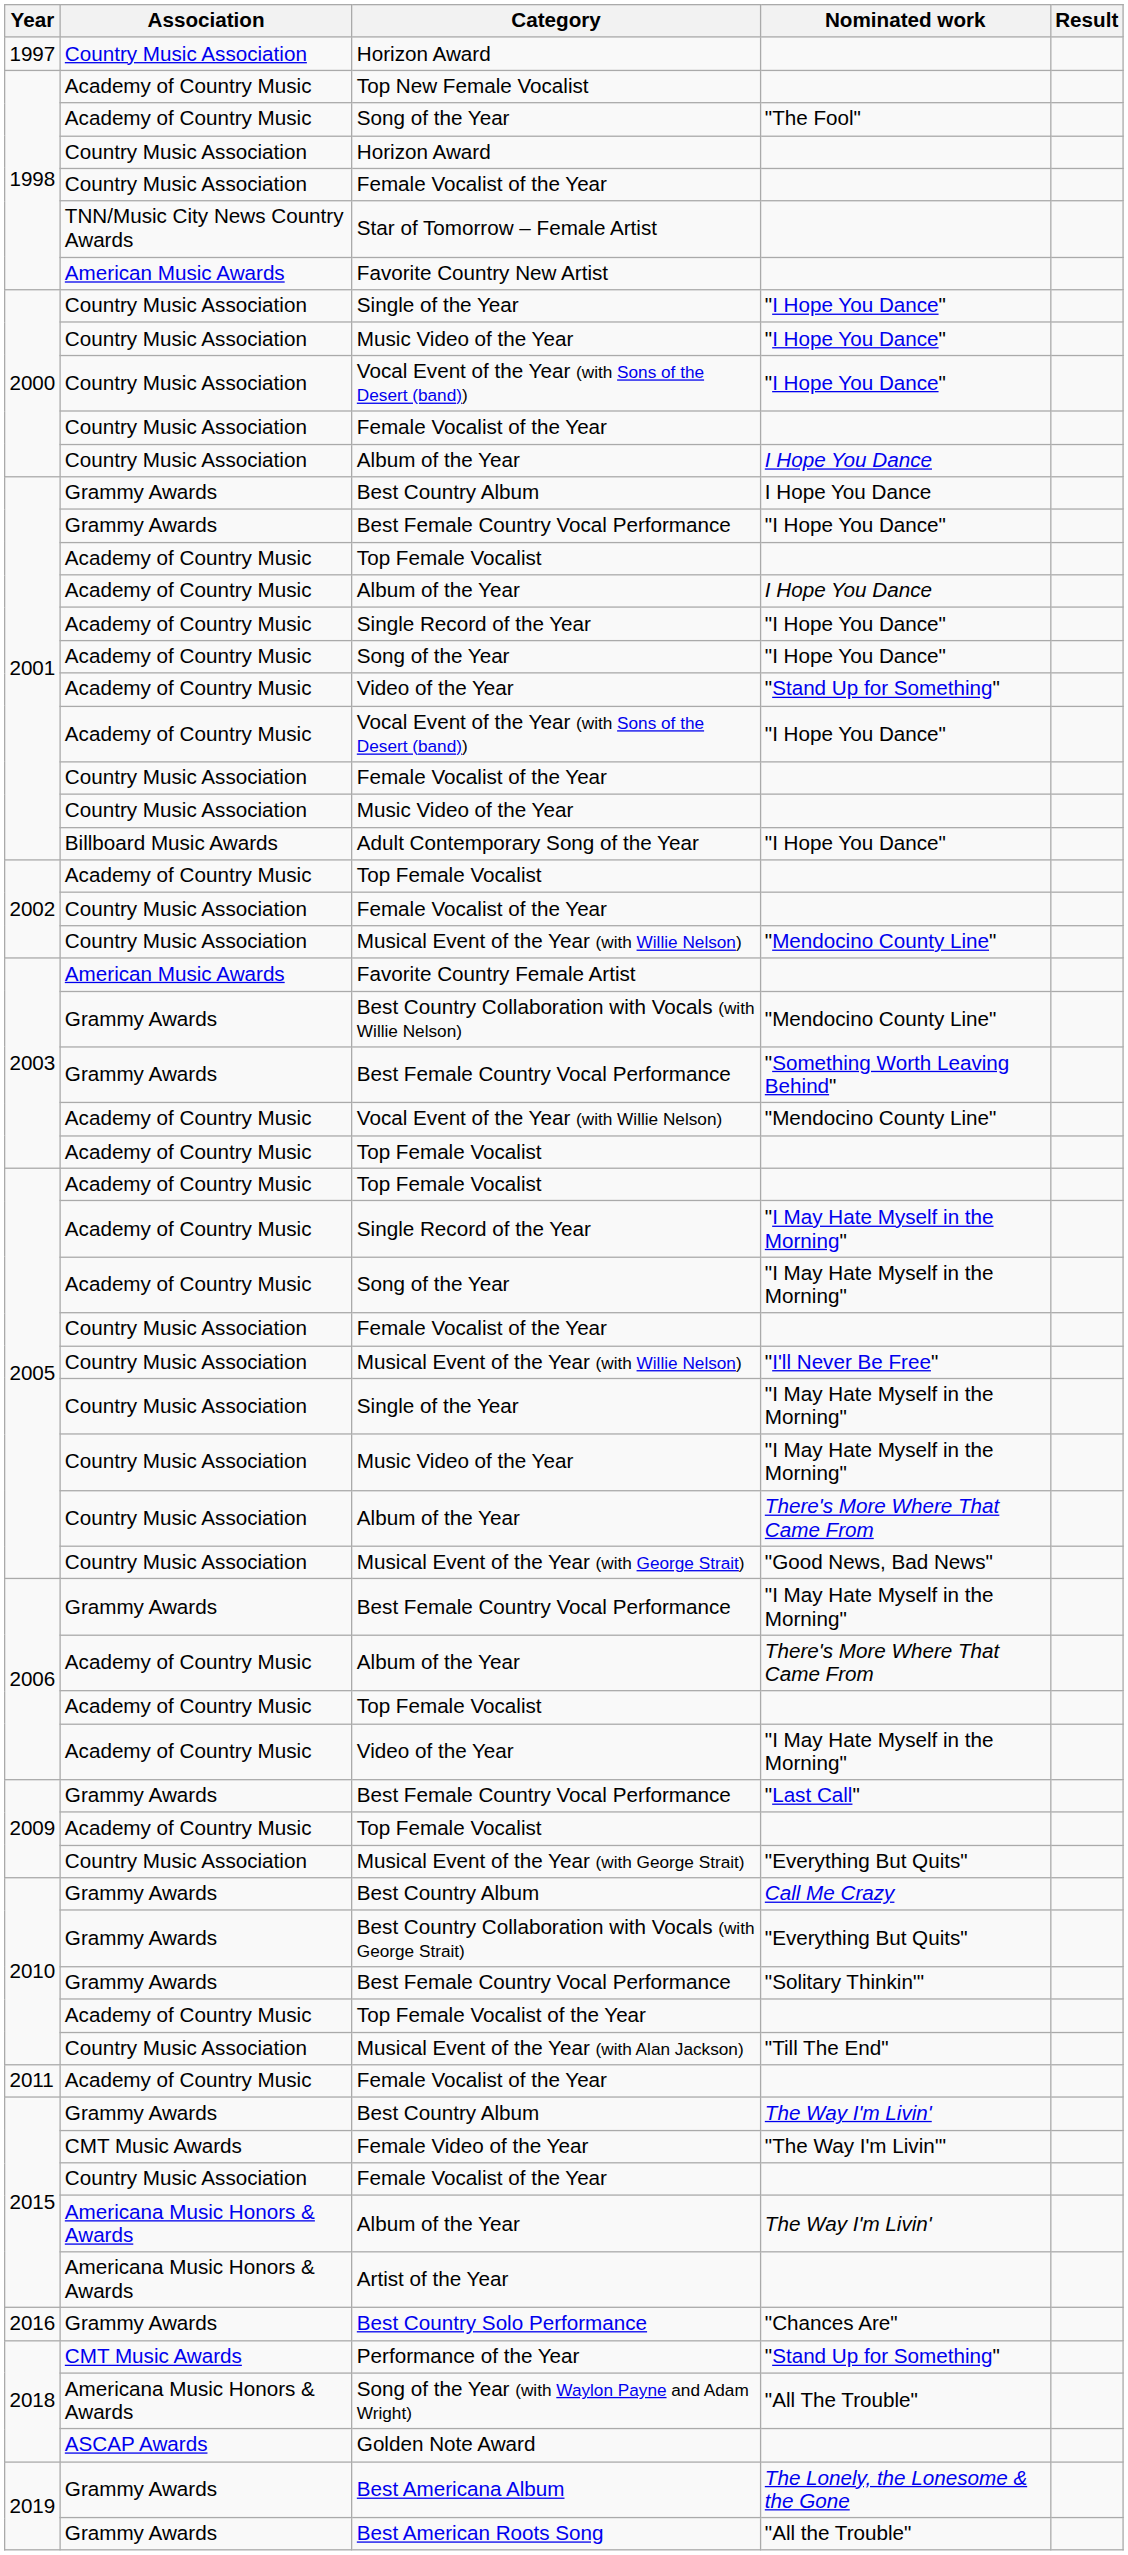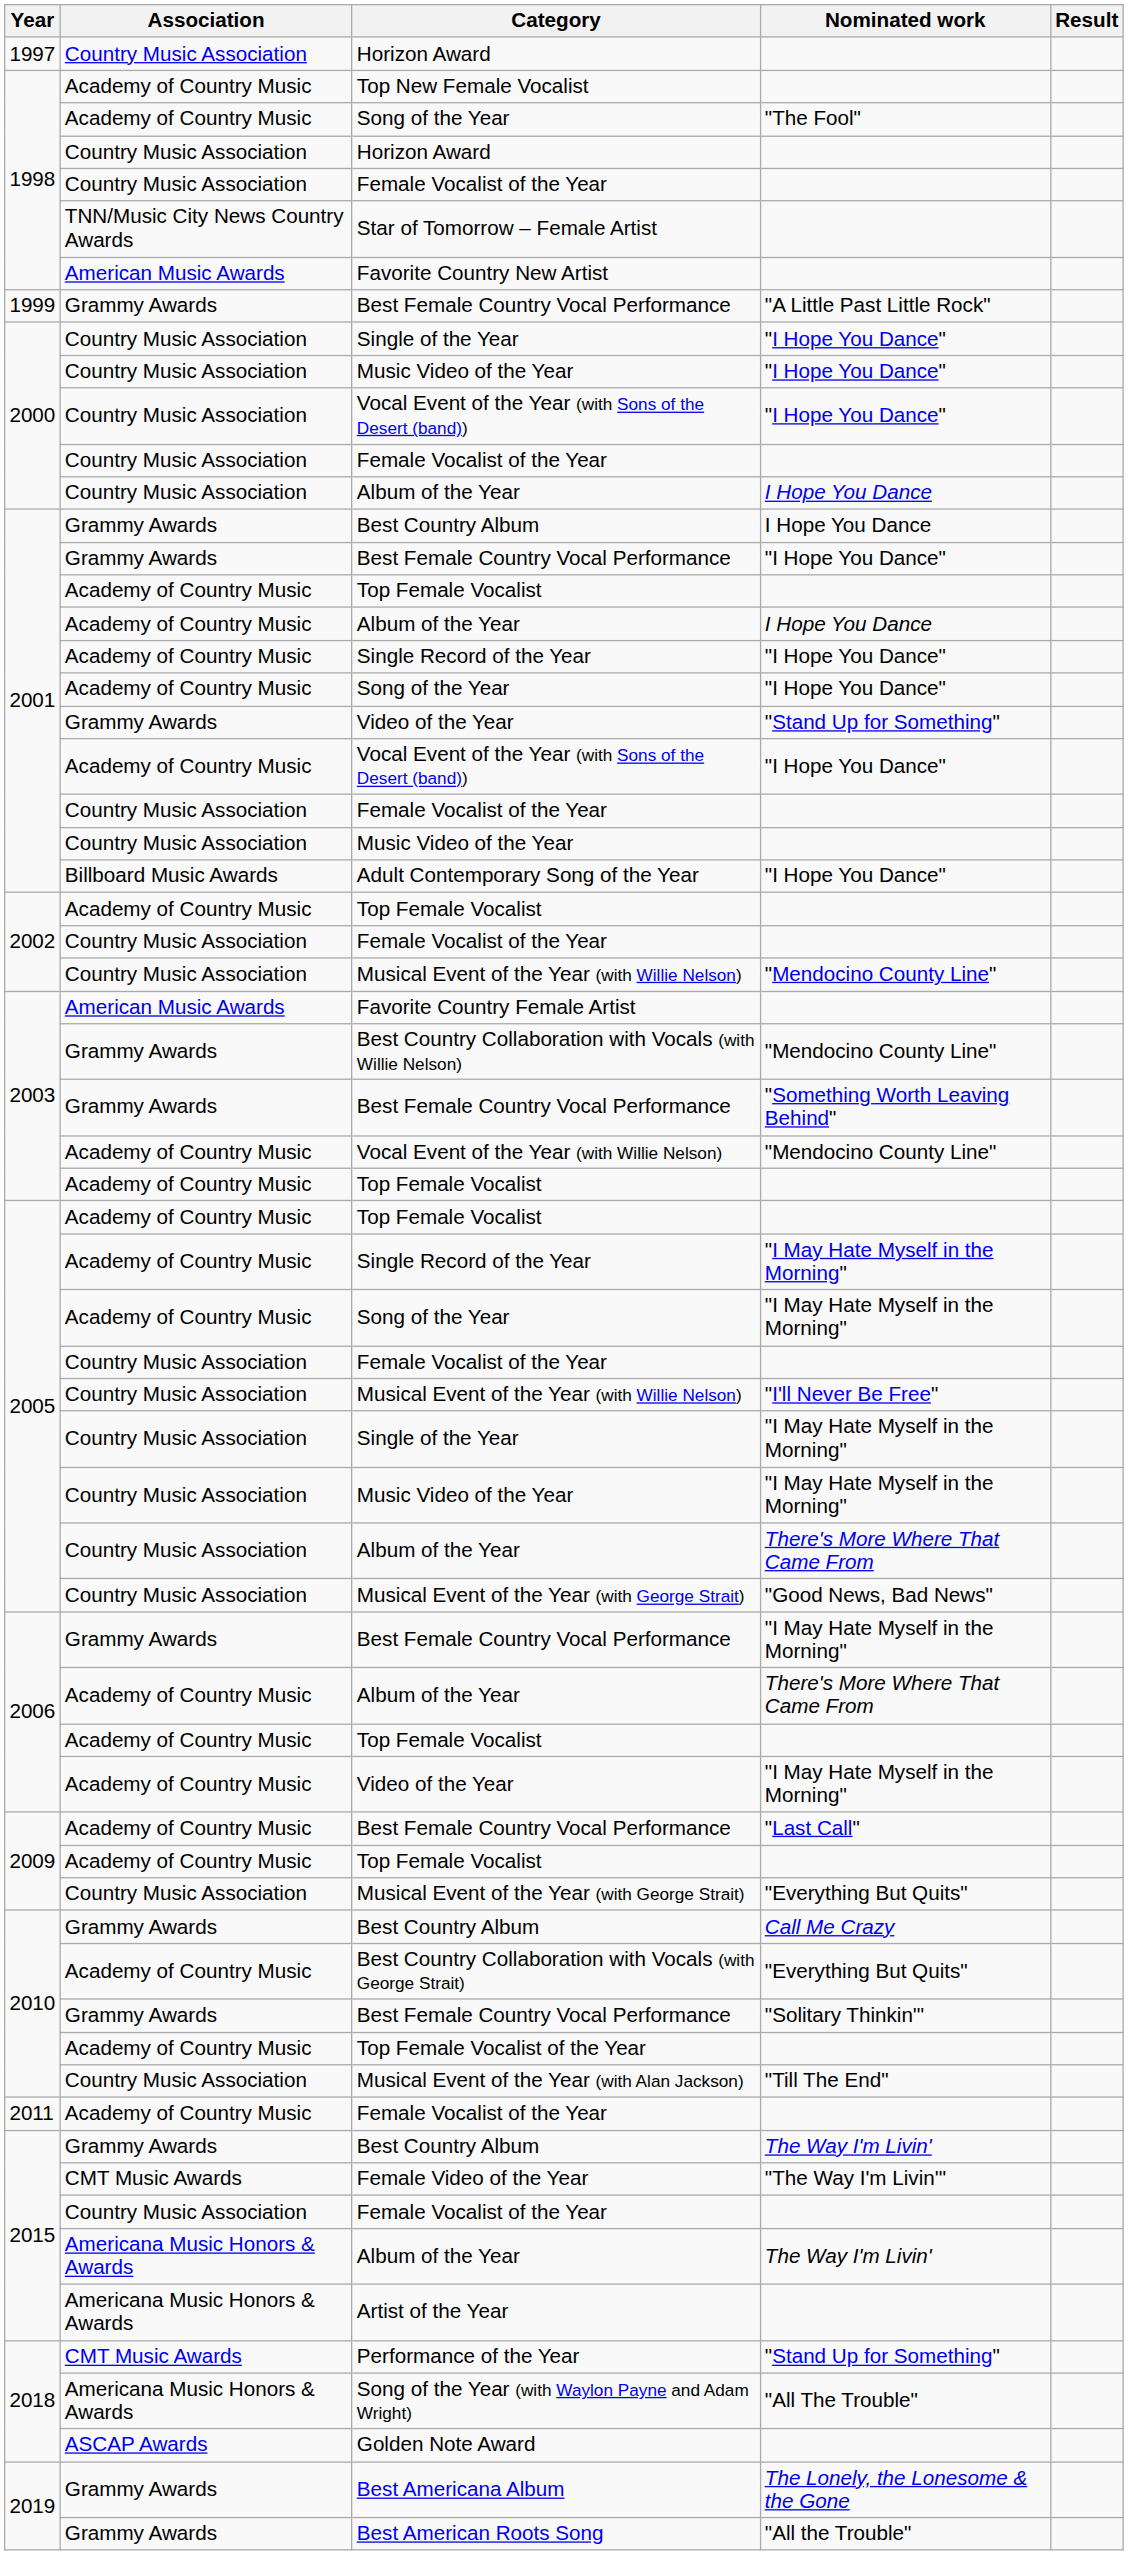+ row: (32, 305)
(188, 689) Academy of Country Music -> (141, 721) Grammy Awards
(141, 1795) Grammy Awards -> (188, 1828) Academy of Country Music
(141, 1938) Grammy Awards -> (188, 1971) Academy of Country Music
- row: (32, 2323)
